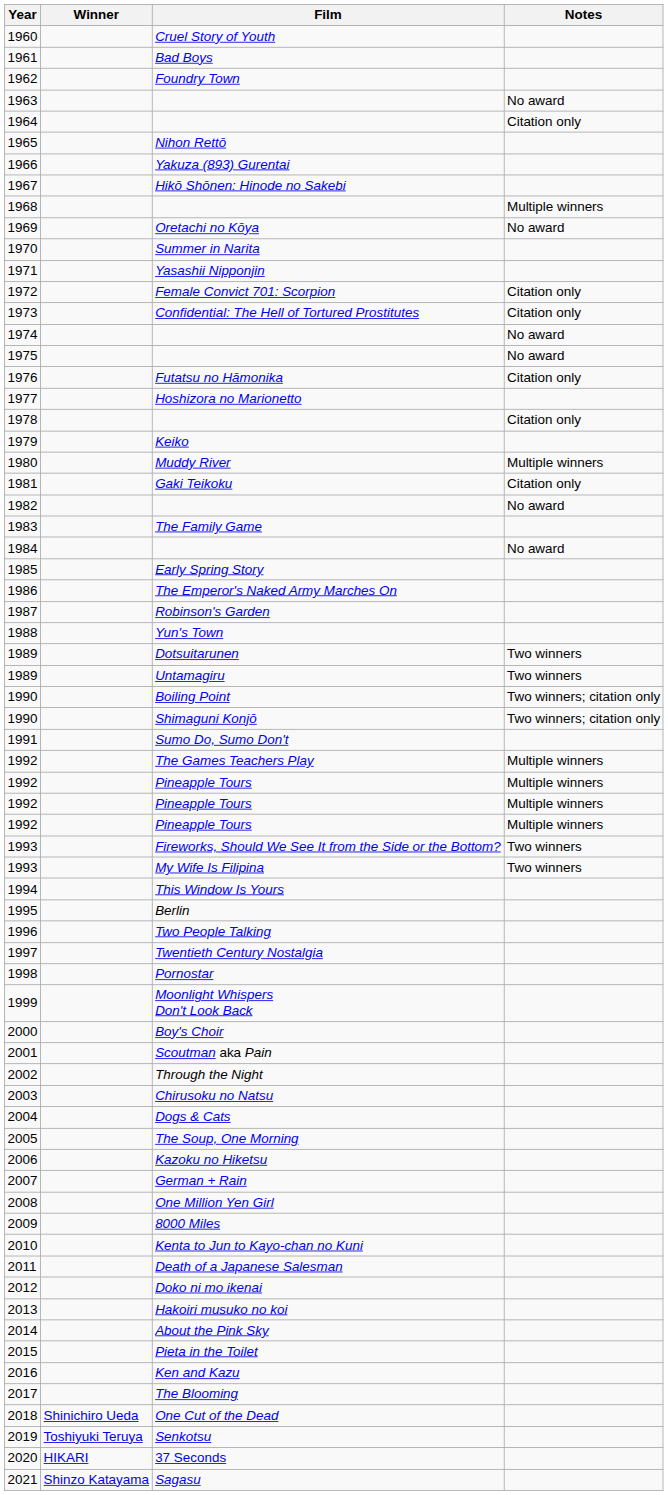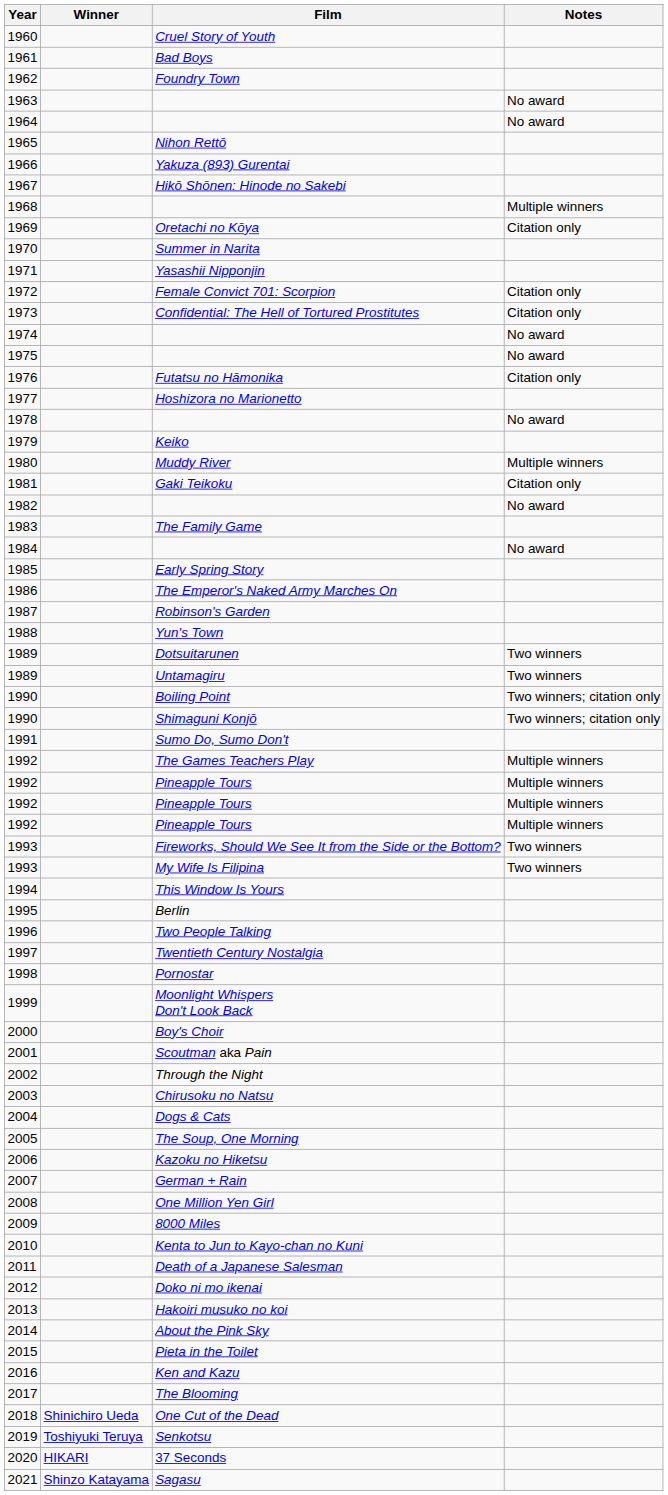(544, 121) Citation only -> (536, 121) No award
(536, 228) No award -> (544, 228) Citation only
(544, 420) Citation only -> (536, 420) No award
